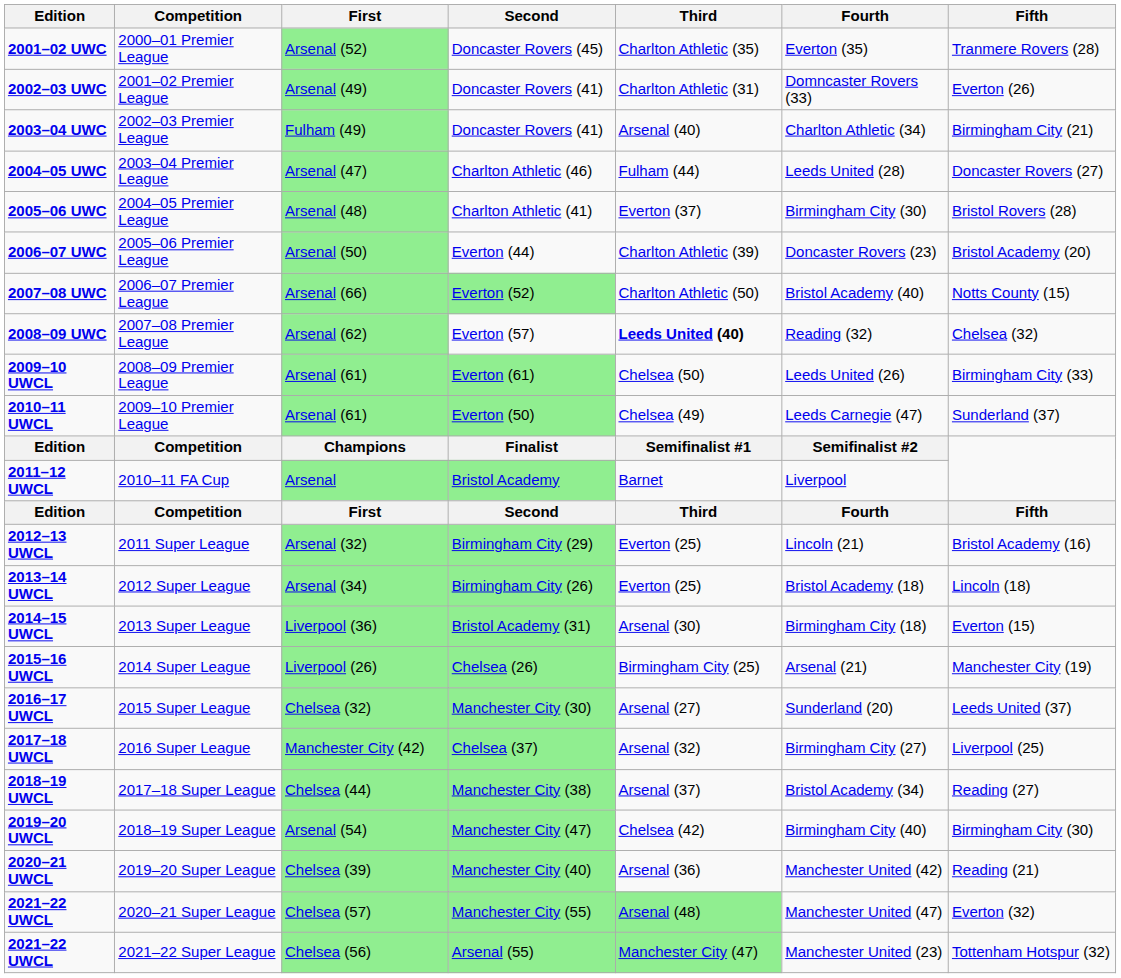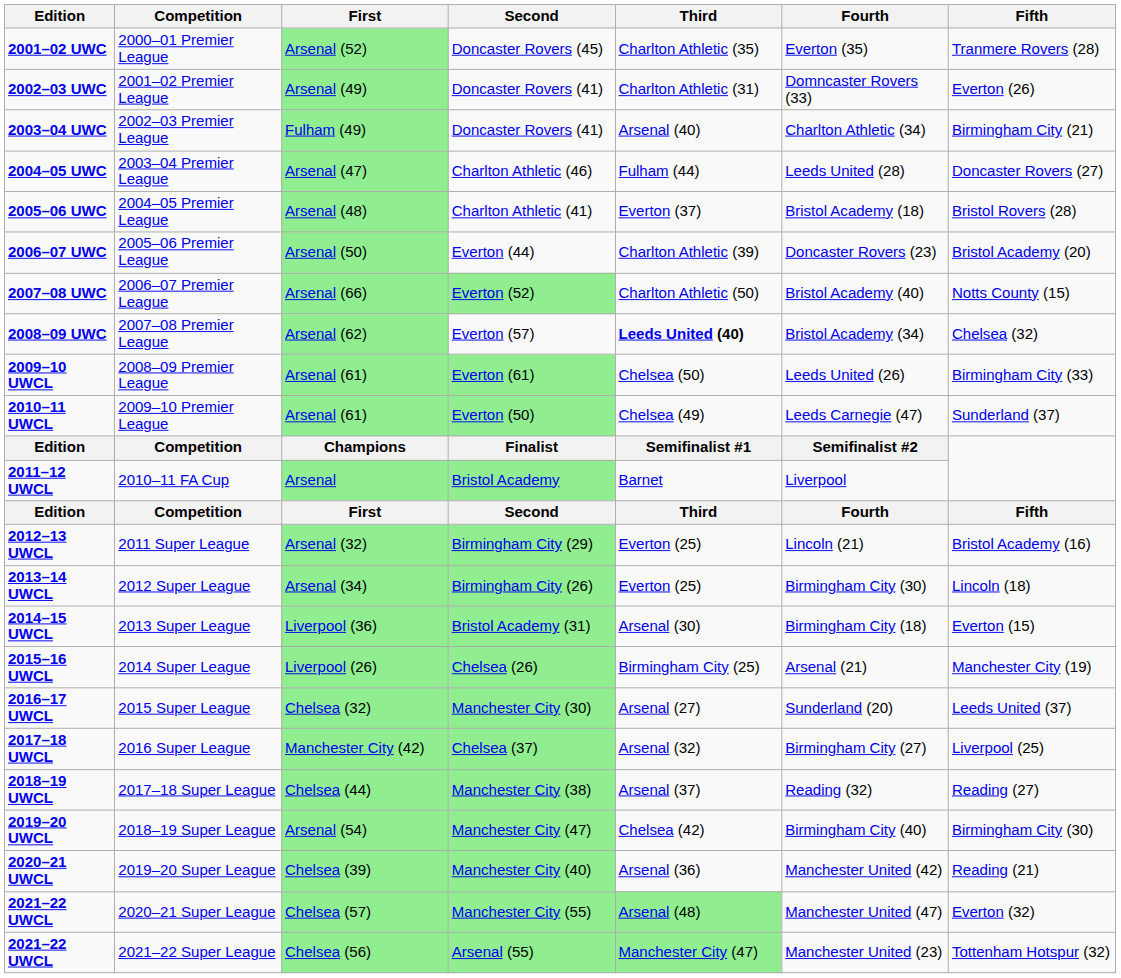(856, 211) Birmingham City (30) -> (855, 211) Bristol Academy (18)
(829, 334) Reading (32) -> (855, 334) Bristol Academy (34)
(855, 585) Bristol Academy (18) -> (856, 585) Birmingham City (30)
(855, 789) Bristol Academy (34) -> (829, 789) Reading (32)
